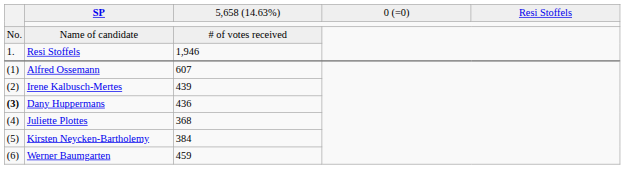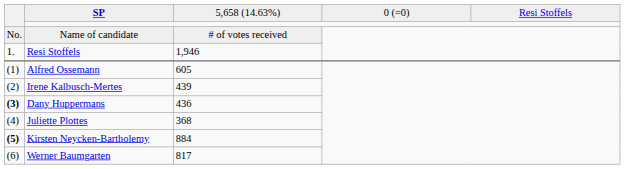(184, 70) 607 -> (184, 70) 605
(13, 138) normal -> (13, 138) bold
(184, 138) 384 -> (184, 138) 884
(184, 155) 459 -> (184, 155) 817
